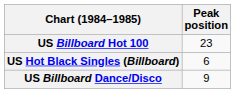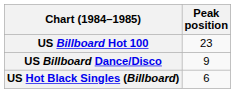rows swapped: (93, 79) <-> (93, 61)
